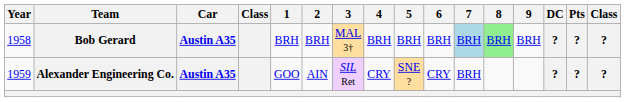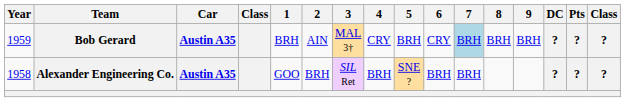(19, 40) 1958 -> (19, 40) 1959
(317, 40) BRH -> (317, 40) AIN
(379, 40) BRH -> (379, 40) CRY
(439, 40) BRH -> (439, 40) CRY
(499, 40) lightgreen background -> (499, 40) no background
(19, 73) 1959 -> (19, 73) 1958
(317, 73) AIN -> (317, 73) BRH
(379, 73) CRY -> (379, 73) BRH
(439, 73) CRY -> (439, 73) BRH
